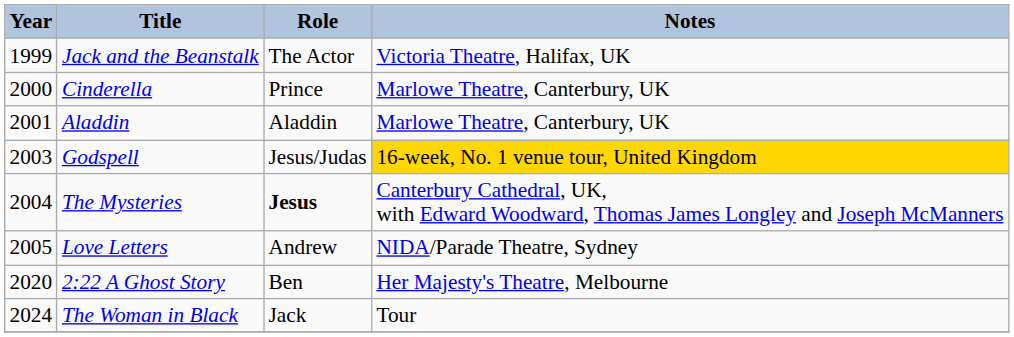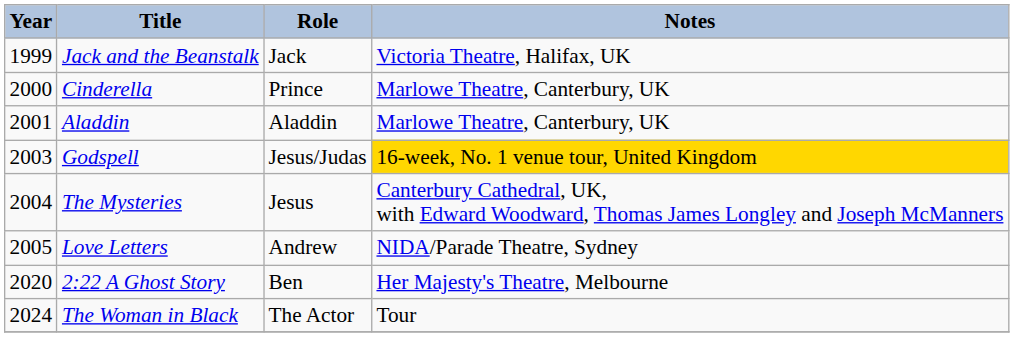(311, 55) The Actor -> (287, 55) Jack
(293, 202) bold -> (291, 202) normal
(287, 315) Jack -> (311, 315) The Actor
